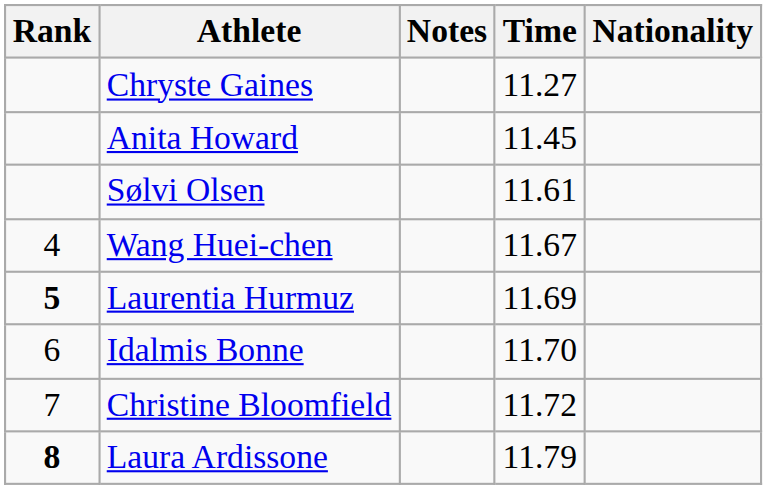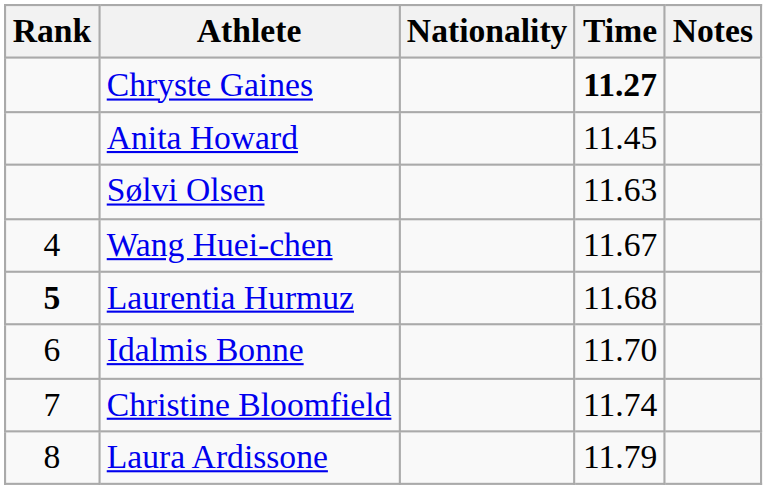columns swapped: (673, 31) <-> (447, 31)
(540, 84) normal -> (620, 84) bold
(540, 191) 11.61 -> (620, 191) 11.63
(540, 297) 11.69 -> (620, 297) 11.68
(540, 404) 11.72 -> (620, 404) 11.74
(52, 457) bold -> (52, 457) normal
